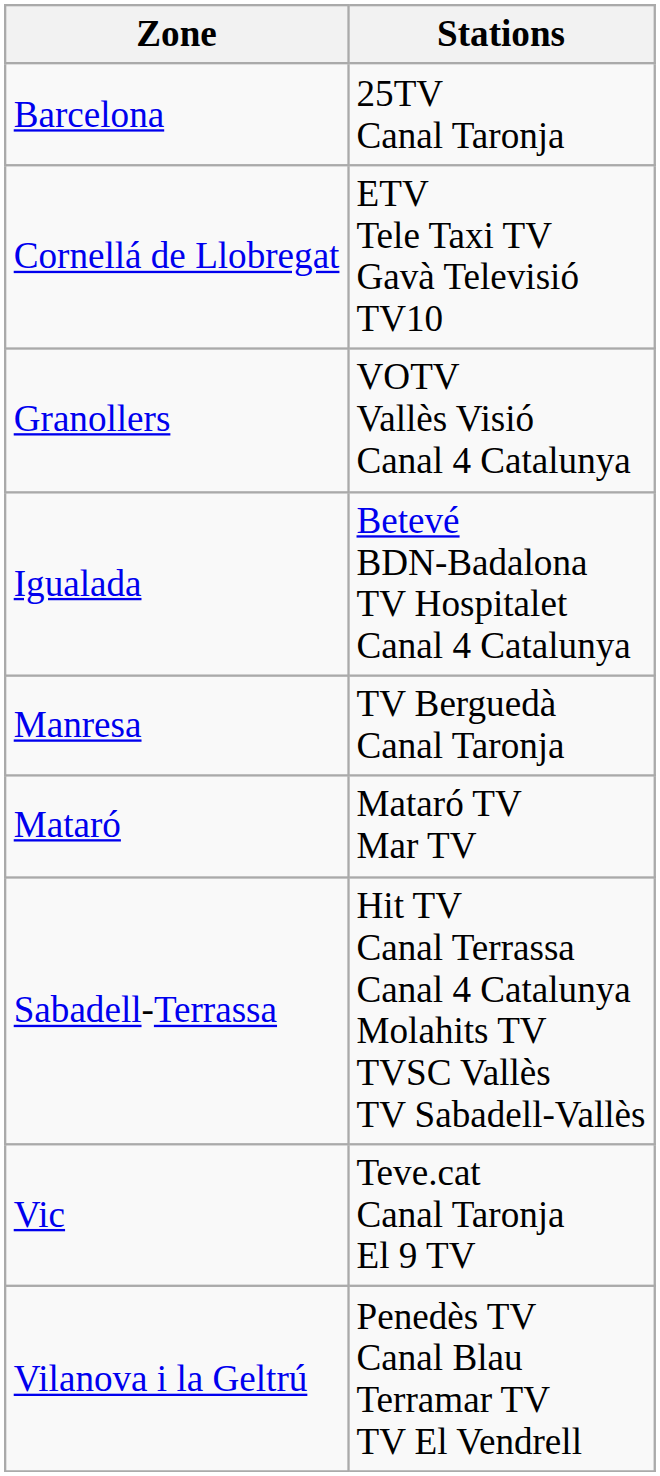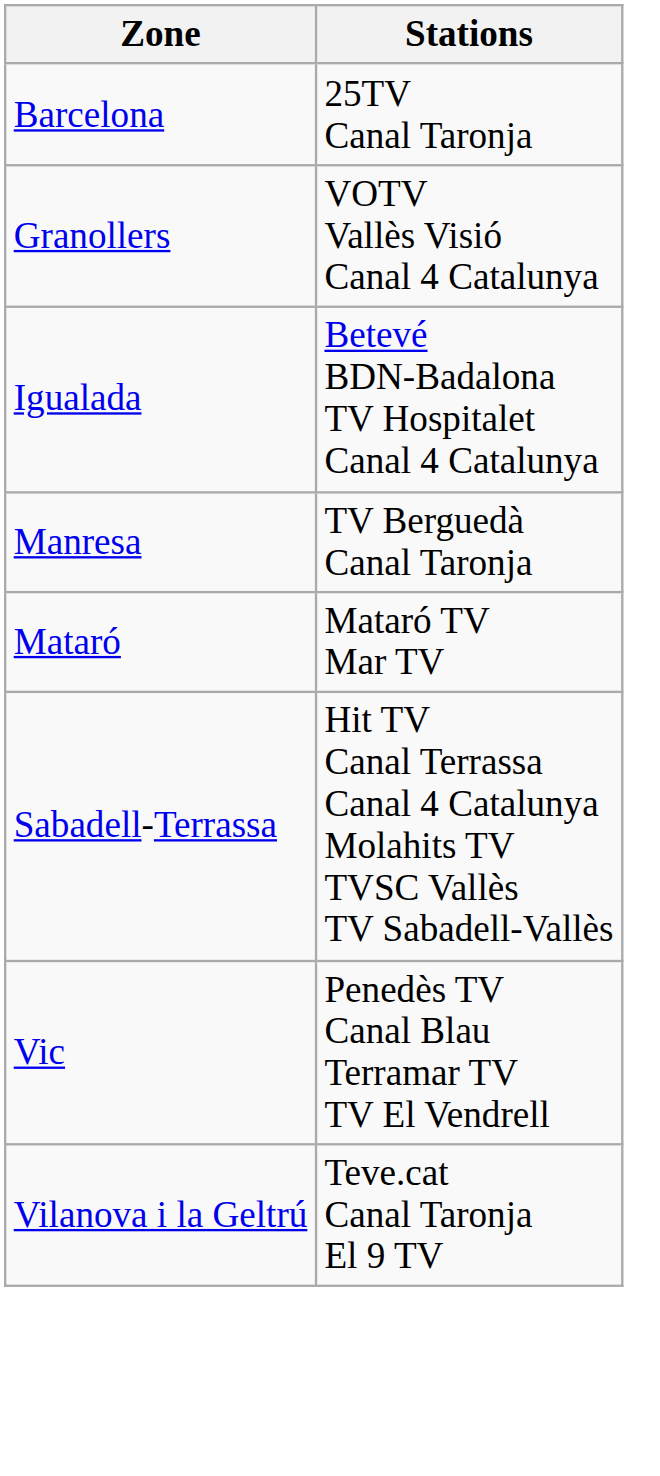- row: (177, 256)
(461, 1214) Teve.cat Canal Taronja El 9 TV -> (437, 1051) Penedès TV Canal Blau Terramar TV TV El Vendrell
(469, 1378) Penedès TV Canal Blau Terramar TV TV El Vendrell -> (428, 1214) Teve.cat Canal Taronja El 9 TV
